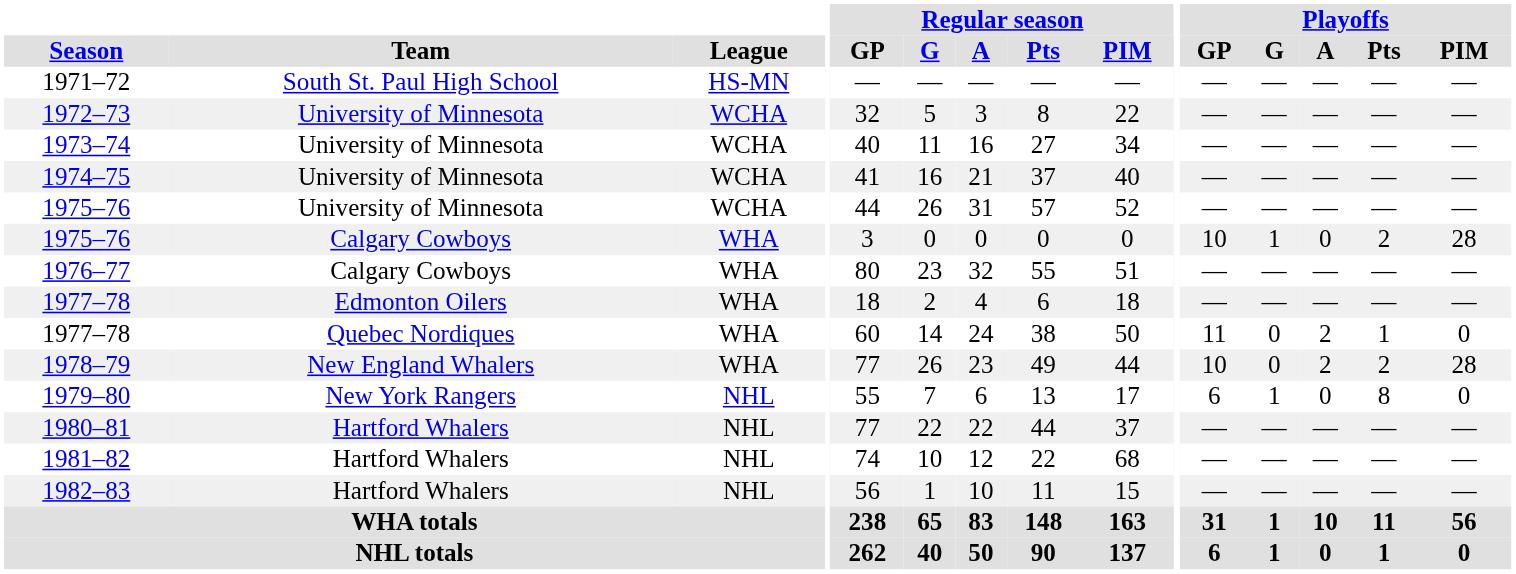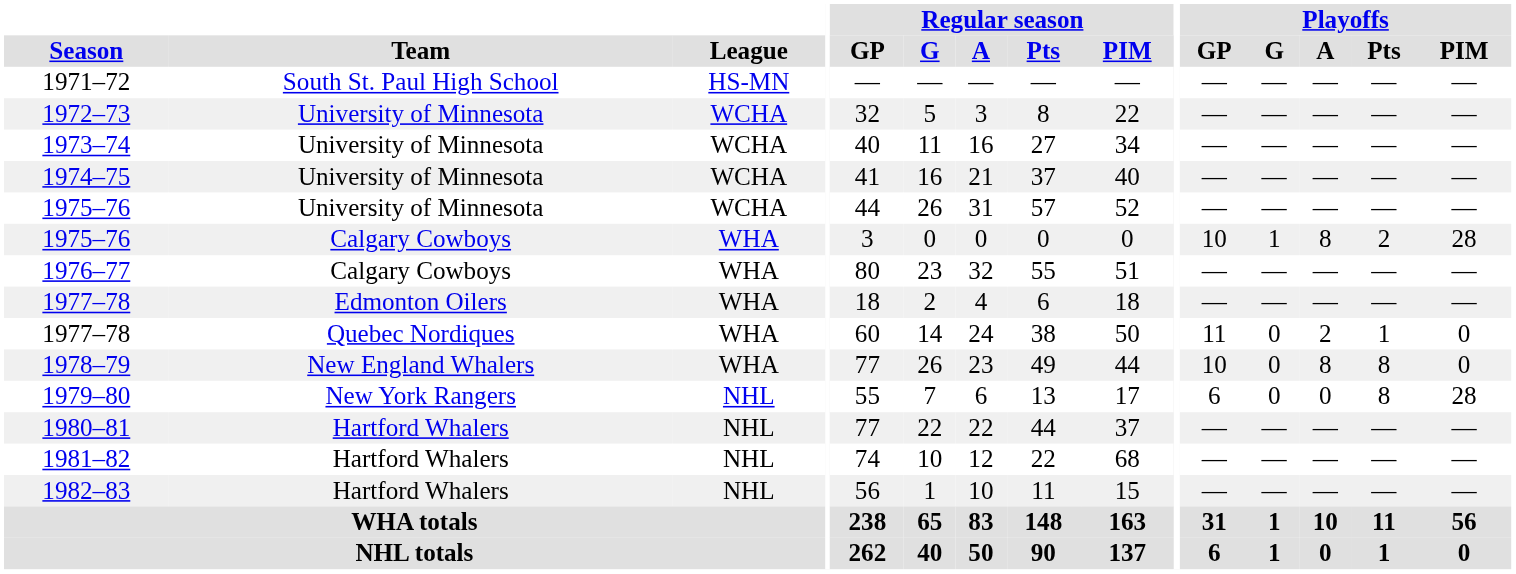(1325, 239) 0 -> (1325, 239) 8
(1325, 364) 2 -> (1325, 364) 8
(1384, 364) 2 -> (1384, 364) 8
(1464, 364) 28 -> (1464, 364) 0
(1274, 396) 1 -> (1274, 396) 0
(1464, 396) 0 -> (1464, 396) 28
